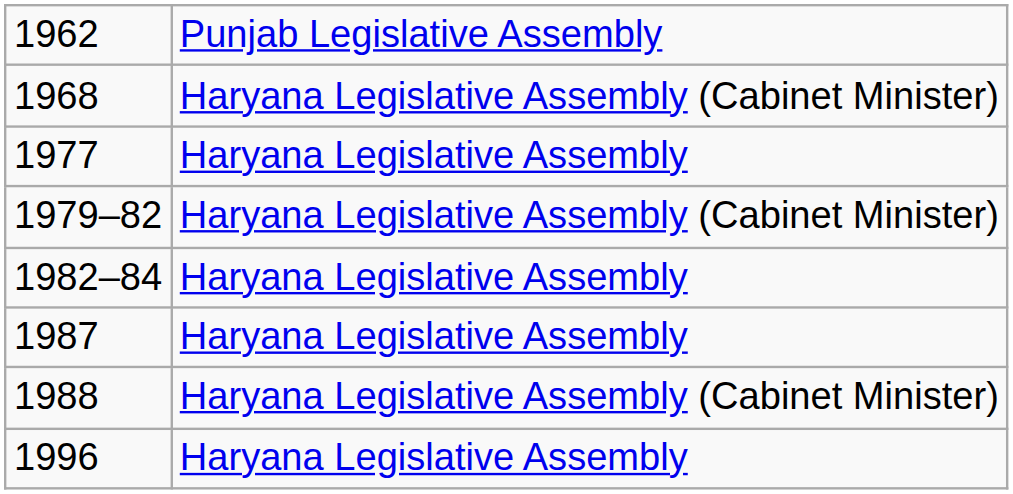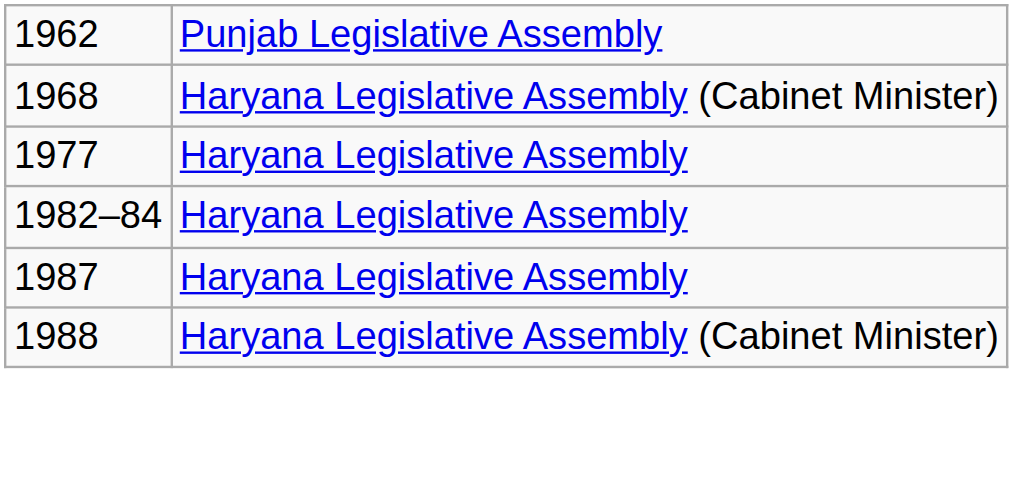- row: (88, 215)
- row: (56, 457)
